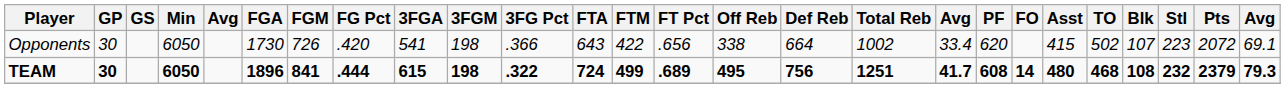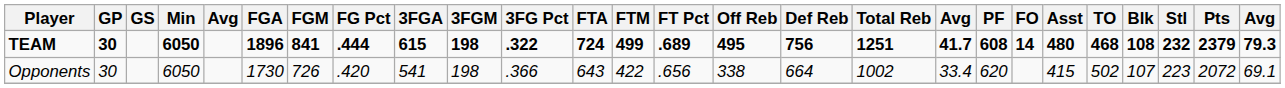rows swapped: (49, 44) <-> (32, 70)
